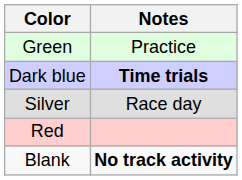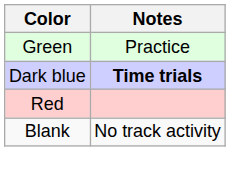- row: (47, 103)
(164, 160) bold -> (158, 132) normal
